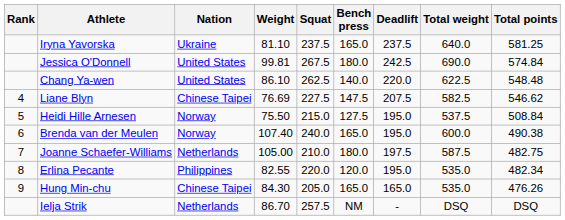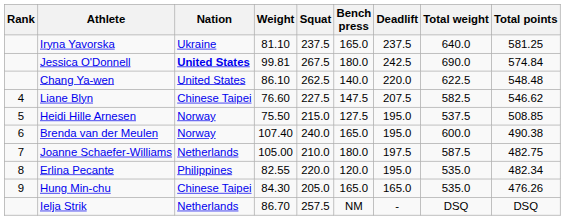(211, 62) normal -> (213, 62) bold
(276, 98) 76.69 -> (276, 98) 76.60
(526, 116) 508.84 -> (526, 116) 508.85
